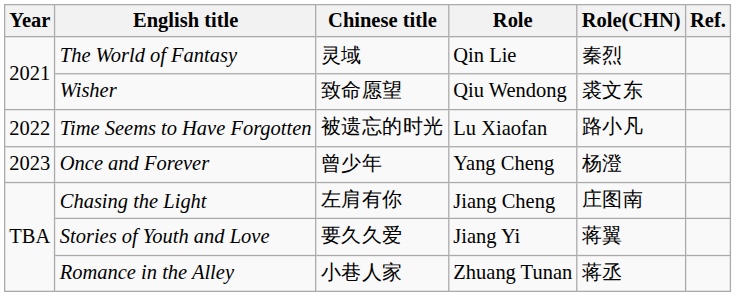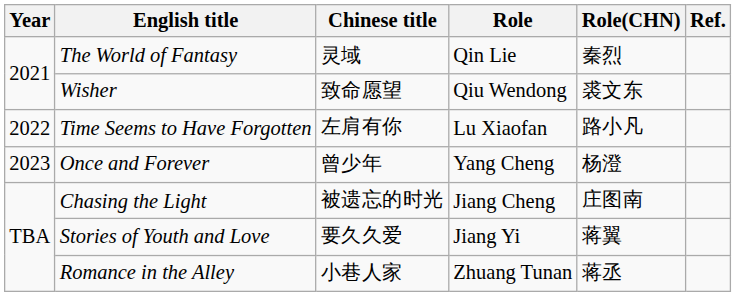(382, 127) 被遗忘的时光 -> (362, 127) 左肩有你
(362, 199) 左肩有你 -> (382, 199) 被遗忘的时光
